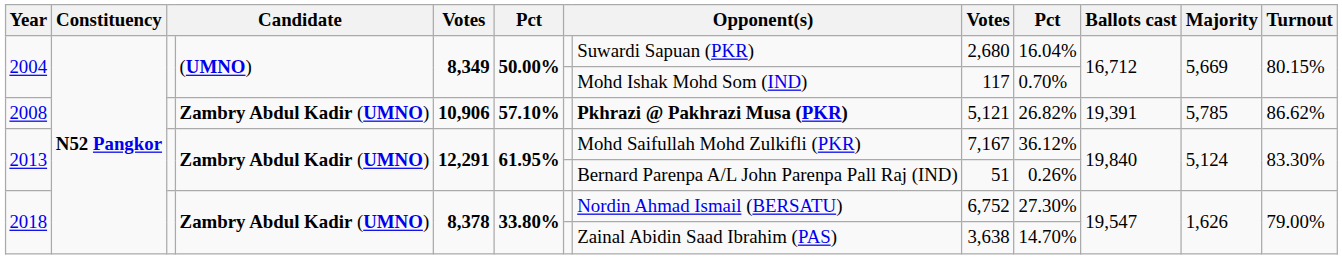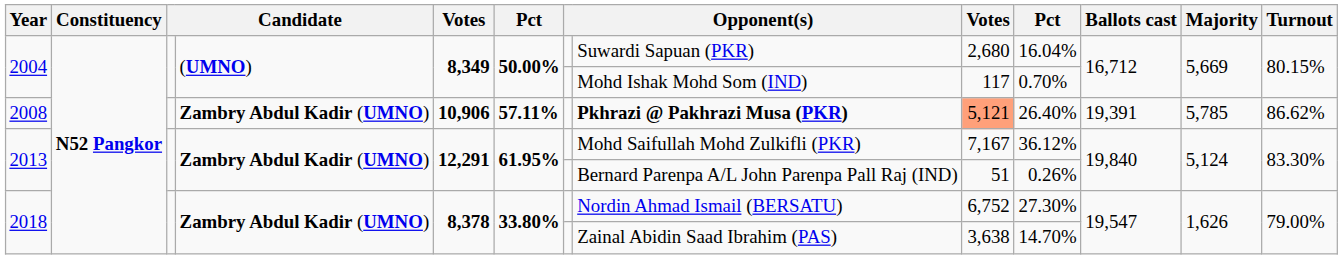(529, 113) 57.10% -> (529, 113) 57.11%
(989, 113) no background -> (989, 113) lightsalmon background
(1048, 113) 26.82% -> (1048, 113) 26.40%
